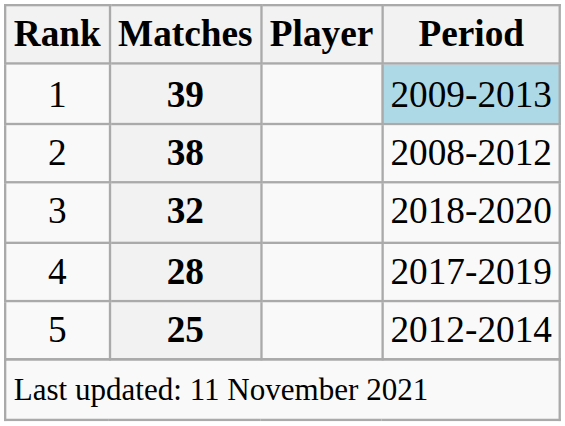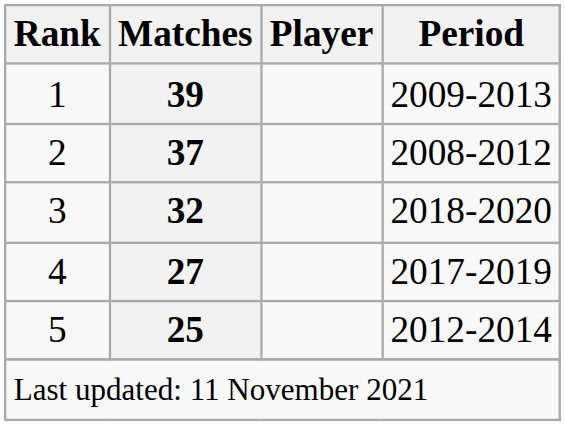(471, 93) lightblue background -> (471, 93) no background
(185, 152) 38 -> (185, 152) 37
(185, 270) 28 -> (185, 270) 27
